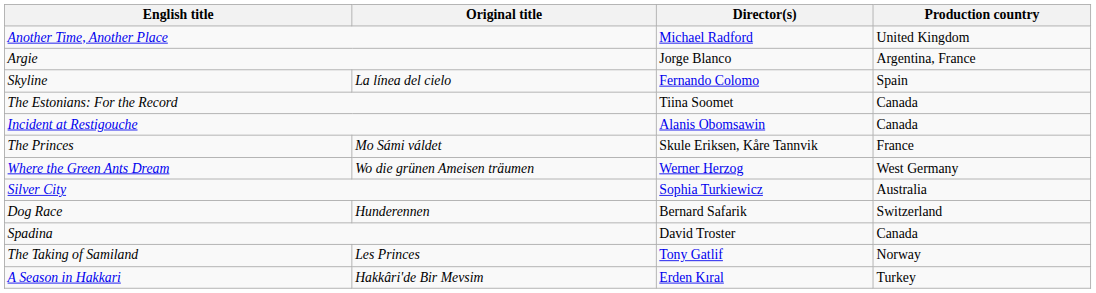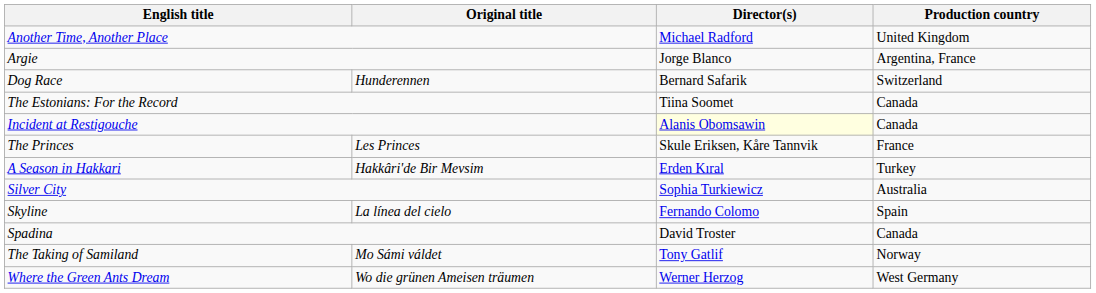rows swapped: (35, 211) <-> (27, 80)
(712, 124) no background -> (712, 124) lightyellow background
(398, 146) Mo Sámi váldet -> (387, 146) Les Princes
rows swapped: (64, 277) <-> (88, 168)
(387, 255) Les Princes -> (398, 255) Mo Sámi váldet
